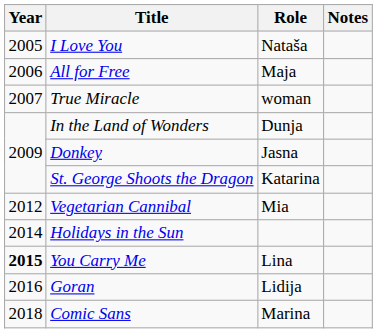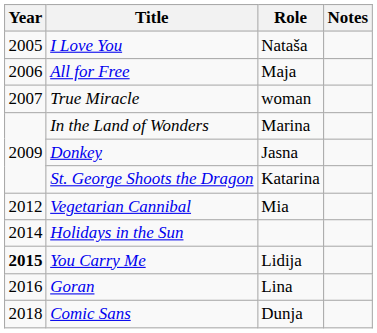(282, 125) Dunja -> (286, 125) Marina
(277, 260) Lina -> (282, 260) Lidija
(282, 286) Lidija -> (277, 286) Lina
(286, 313) Marina -> (282, 313) Dunja
